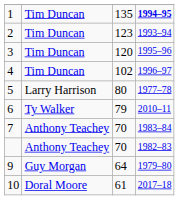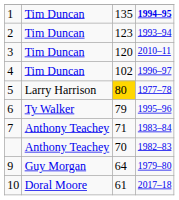(155, 52) 1995–96 -> (154, 52) 2010–11
(121, 90) no background -> (121, 90) gold background
(154, 109) 2010–11 -> (155, 109) 1995–96
(121, 128) 70 -> (121, 128) 71
